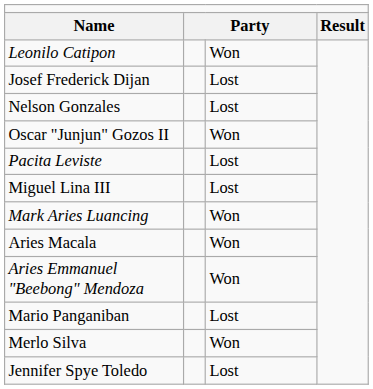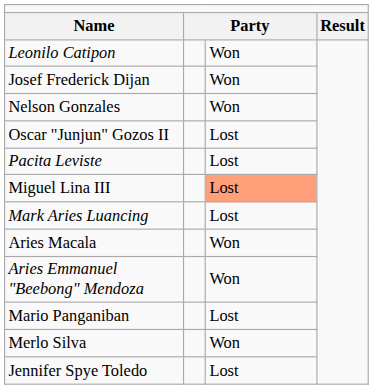(224, 80) Lost -> (225, 80) Won
(224, 107) Lost -> (225, 107) Won
(225, 134) Won -> (224, 134) Lost
(224, 188) no background -> (224, 188) lightsalmon background
(225, 215) Won -> (224, 215) Lost
